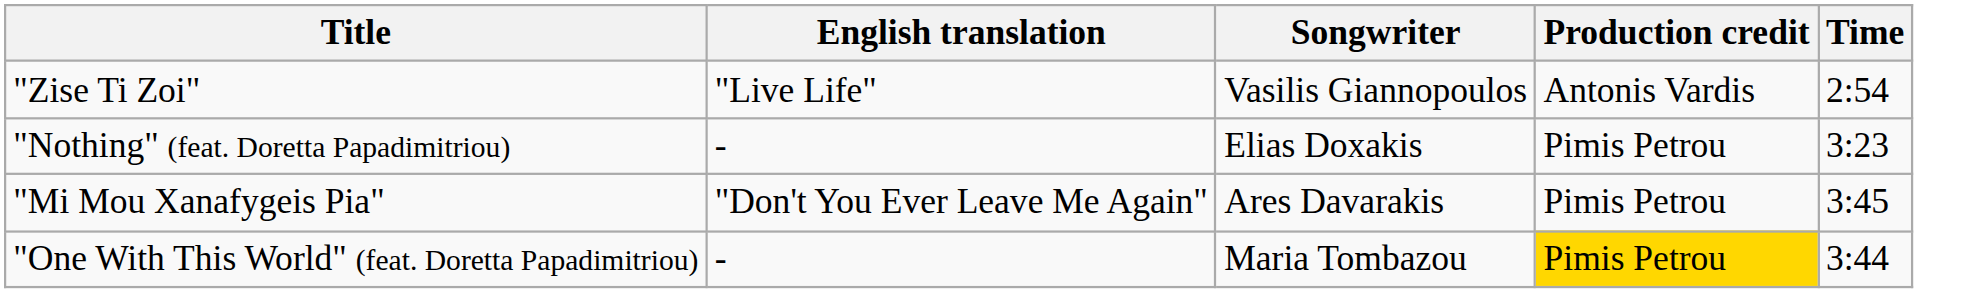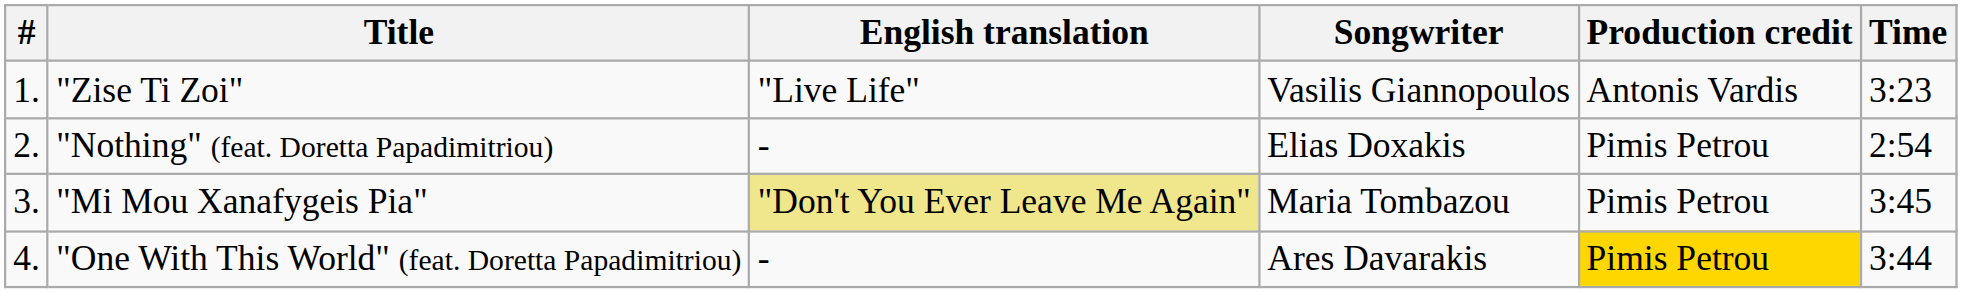+ column: (27, 32)
(1858, 88) 2:54 -> (1901, 88) 3:23
(1858, 145) 3:23 -> (1901, 145) 2:54
(961, 201) no background -> (1004, 201) khaki background
(1334, 201) Ares Davarakis -> (1388, 201) Maria Tombazou
(1345, 257) Maria Tombazou -> (1377, 257) Ares Davarakis
